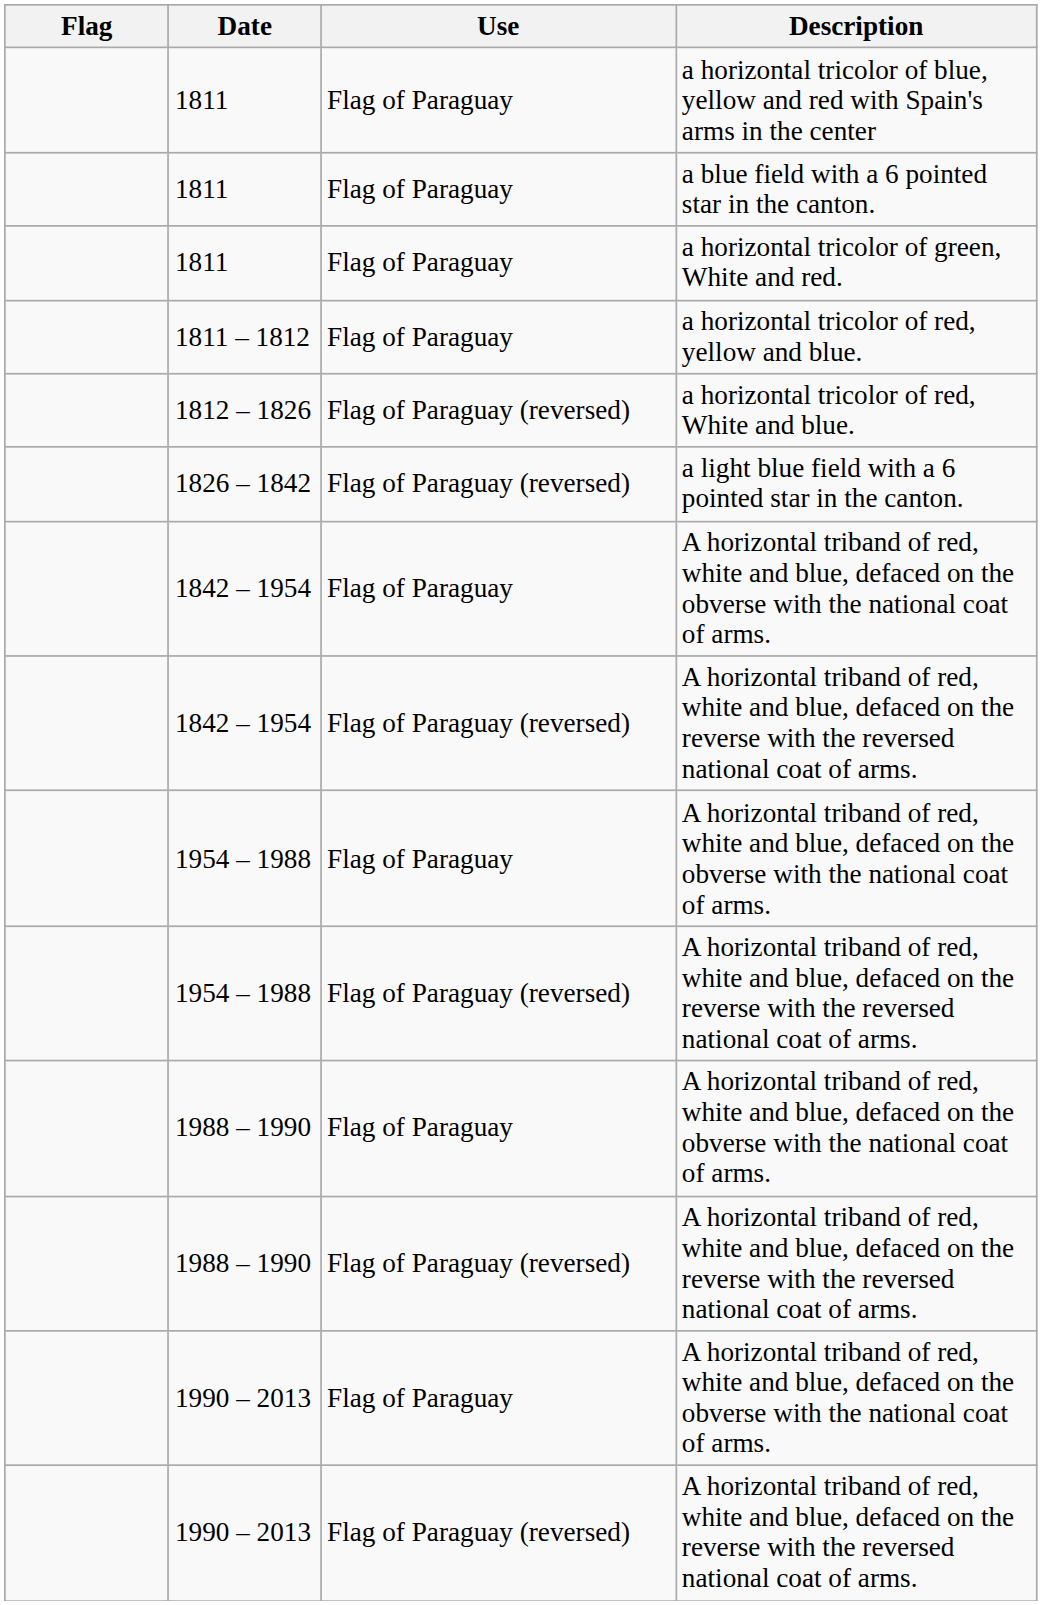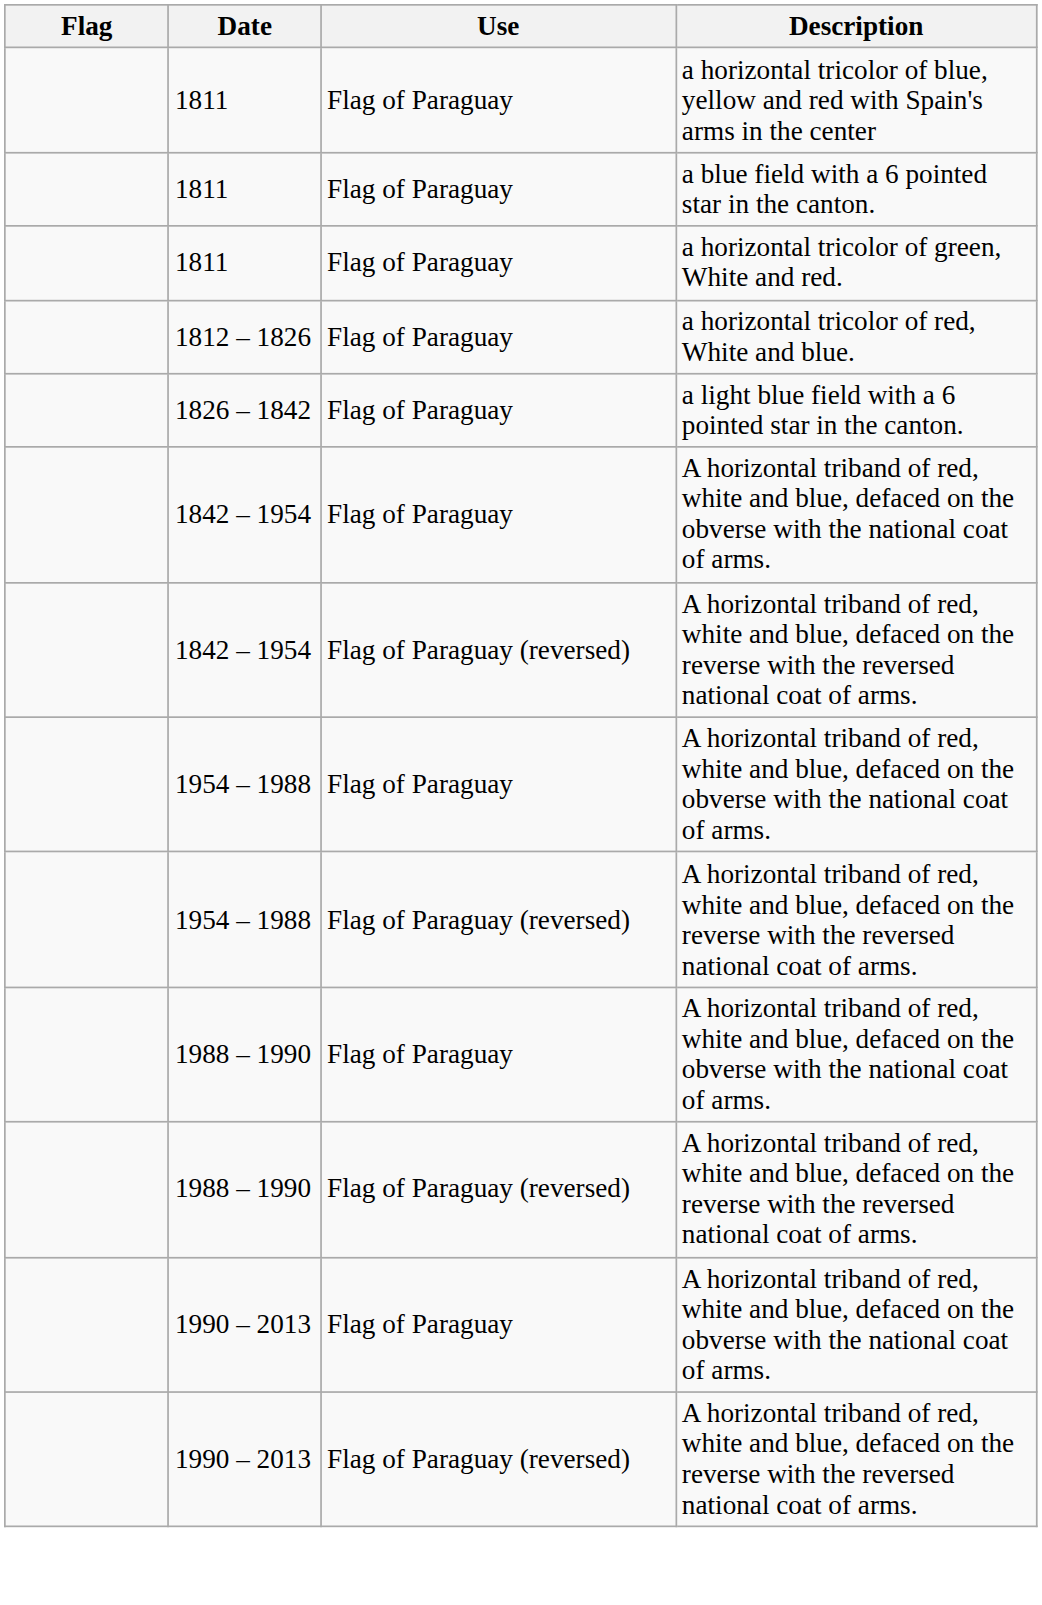- row: (242, 336)
(479, 410) Flag of Paraguay (reversed) -> (420, 336) Flag of Paraguay
(479, 483) Flag of Paraguay (reversed) -> (420, 410) Flag of Paraguay
